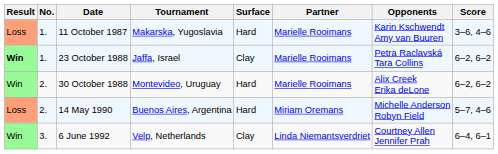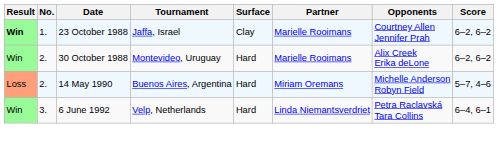- row: (93, 32)
(408, 57) Petra Raclavská Tara Collins -> (405, 32) Courtney Allen Jennifer Prah
(245, 135) Clay -> (246, 109) Hard
(405, 135) Courtney Allen Jennifer Prah -> (408, 109) Petra Raclavská Tara Collins
